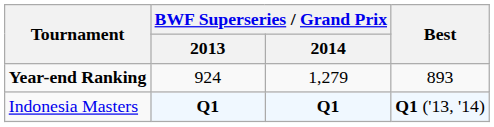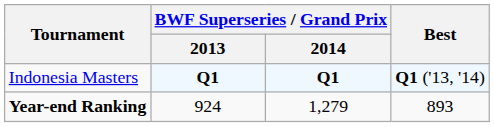rows swapped: (73, 107) <-> (78, 77)
